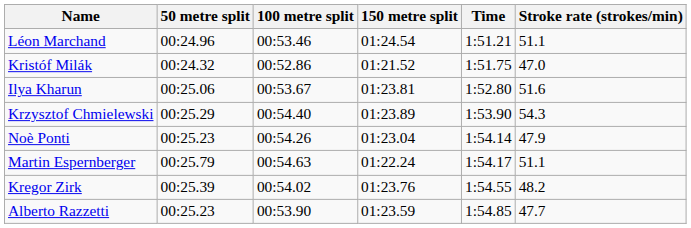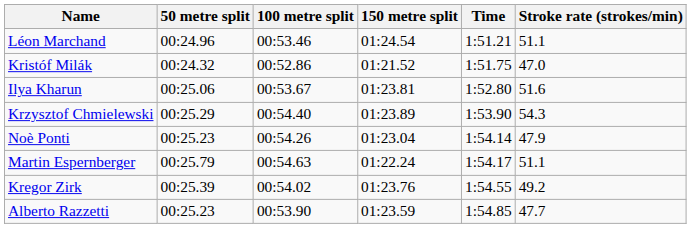(532, 187) 48.2 -> (532, 187) 49.2
